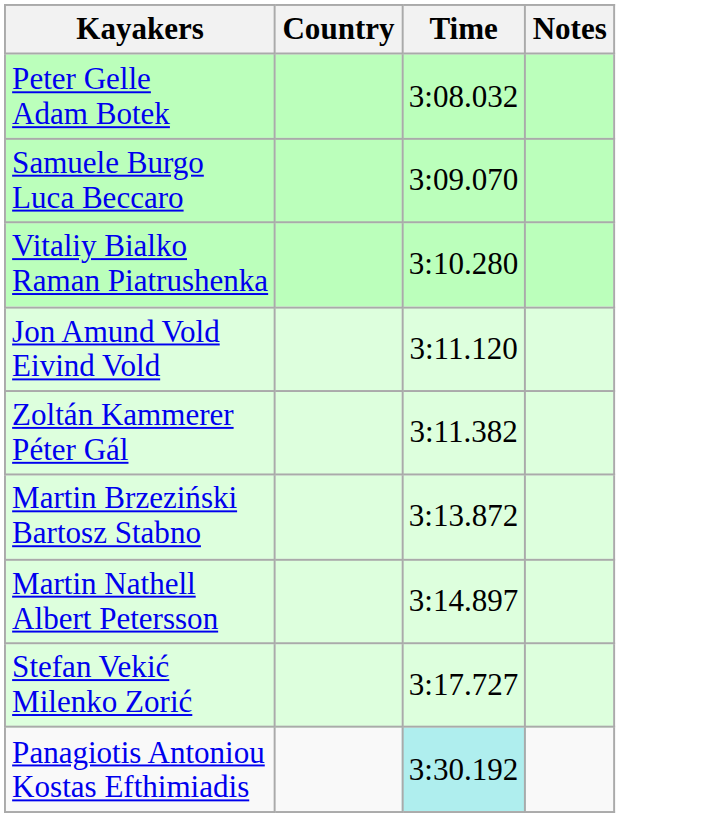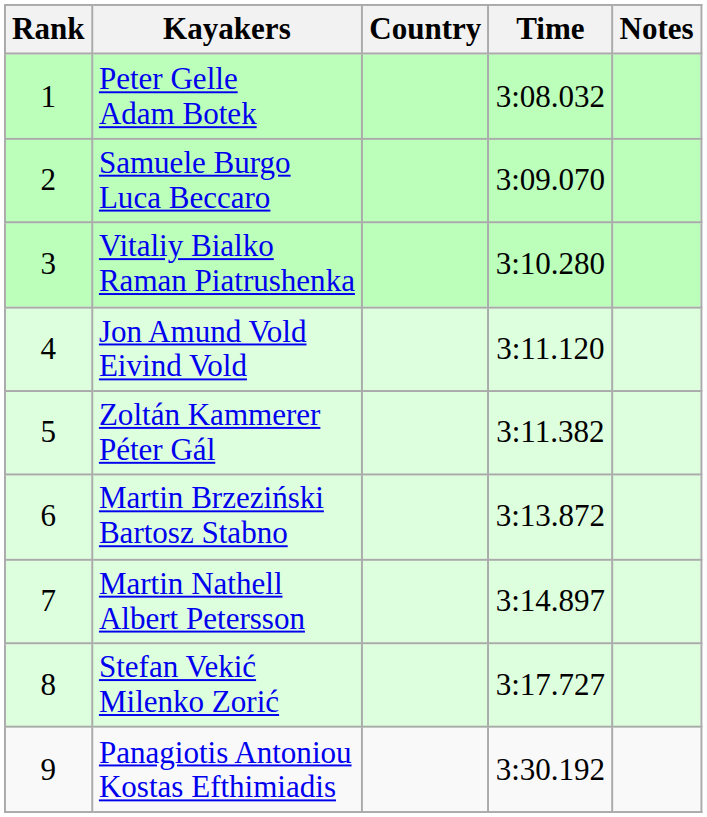+ column: (48, 29)
(464, 768) paleturquoise background -> (550, 768) no background
